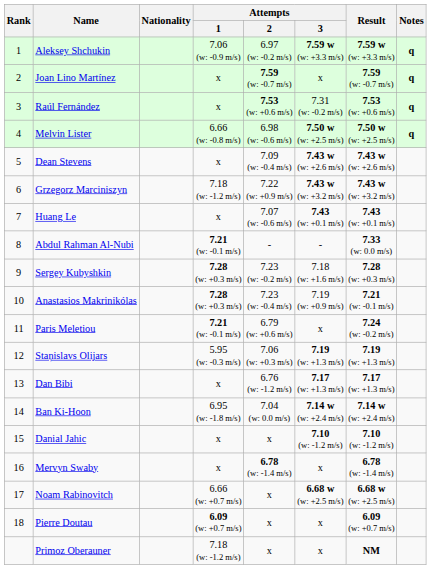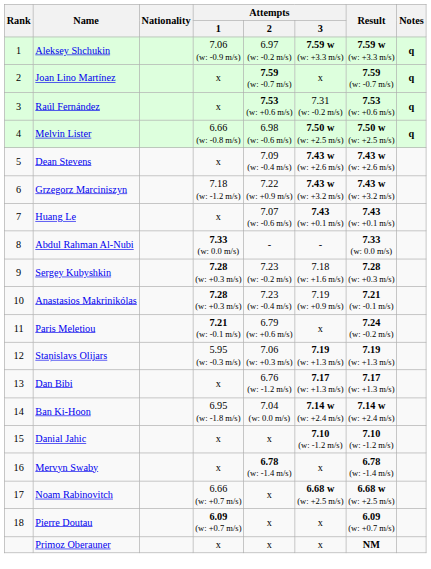(218, 245) 7.21 (w: -0.1 m/s) -> (218, 245) 7.33 (w: 0.0 m/s)
(218, 550) 7.18 (w: -1.2 m/s) -> (218, 544) x
